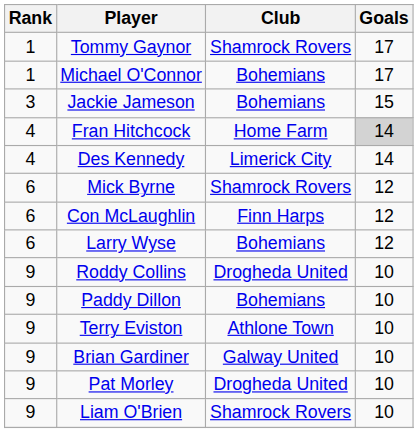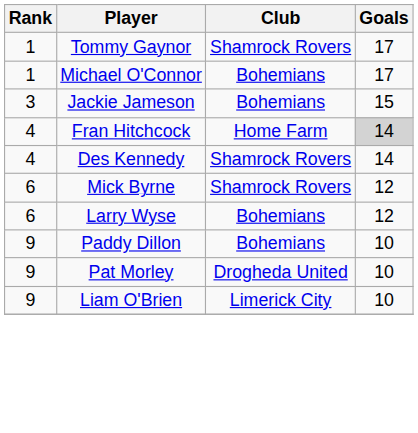(281, 159) Limerick City -> (281, 159) Shamrock Rovers
- row: (131, 215)
- row: (131, 272)
- row: (131, 328)
- row: (131, 356)
(281, 412) Shamrock Rovers -> (281, 300) Limerick City
